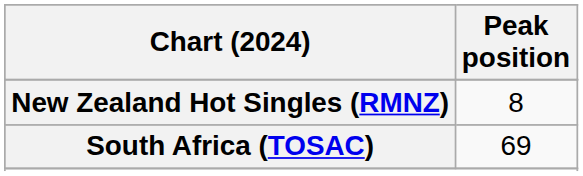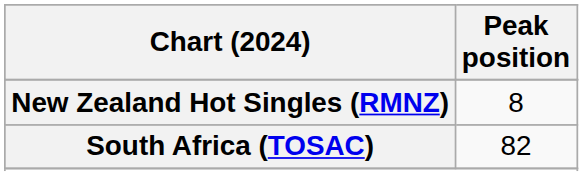(516, 146) 69 -> (516, 146) 82
